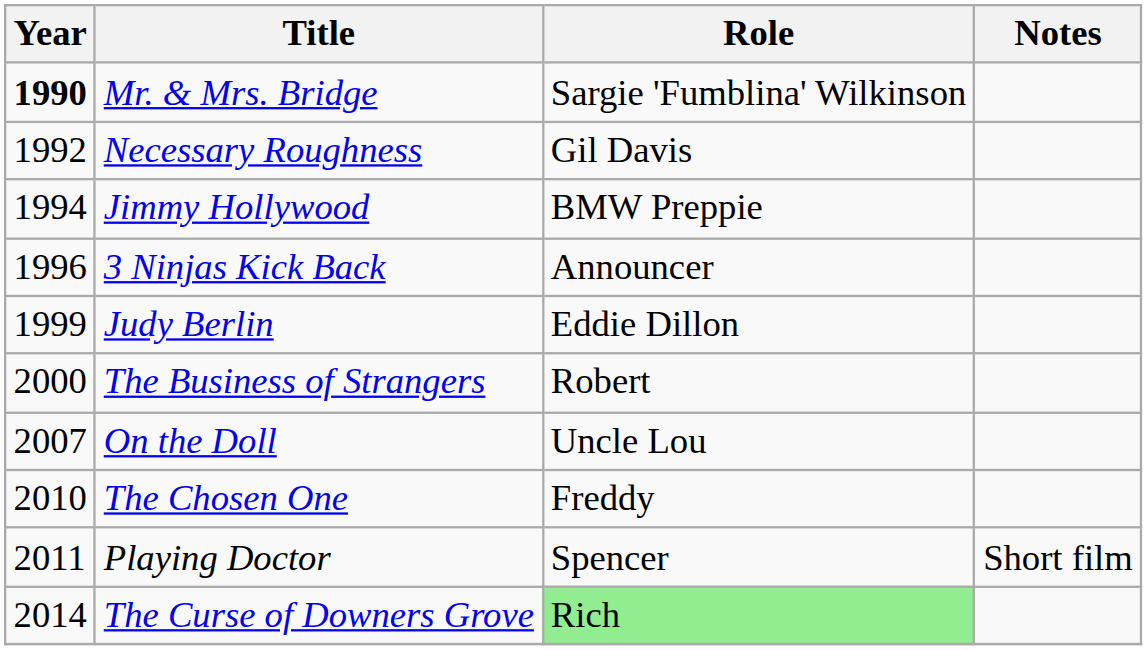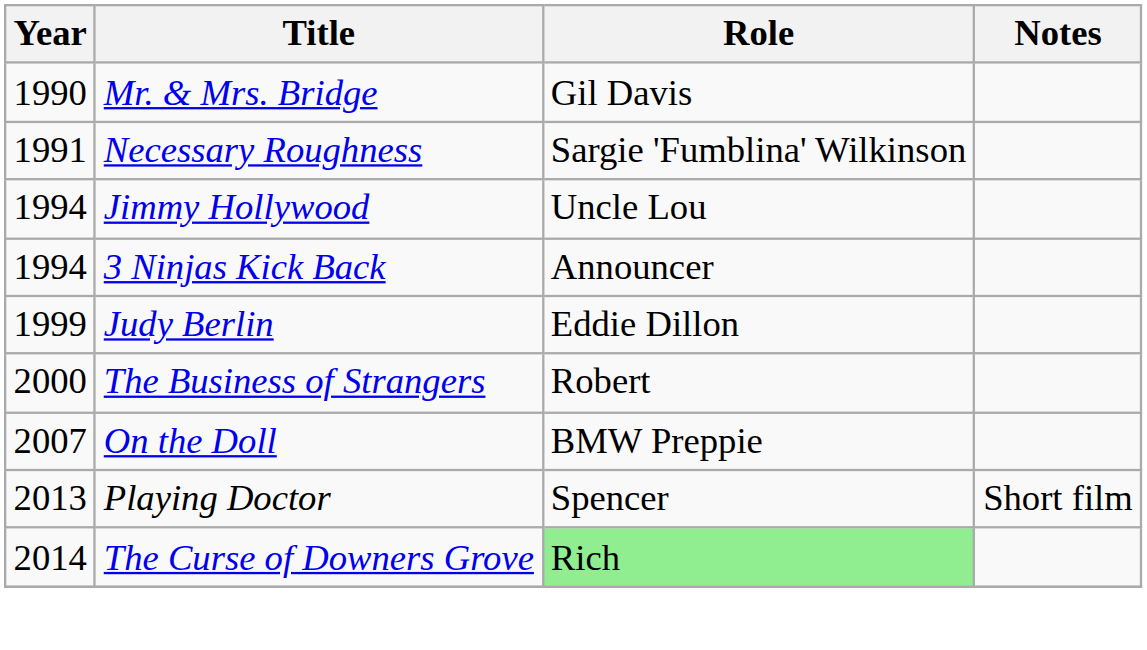(50, 91) bold -> (50, 91) normal
(759, 91) Sargie 'Fumblina' Wilkinson -> (622, 91) Gil Davis
(50, 149) 1992 -> (50, 149) 1991
(622, 149) Gil Davis -> (759, 149) Sargie 'Fumblina' Wilkinson
(657, 207) BMW Preppie -> (629, 207) Uncle Lou
(50, 265) 1996 -> (50, 265) 1994
(629, 440) Uncle Lou -> (657, 440) BMW Preppie
- row: (226, 498)
(50, 556) 2011 -> (50, 498) 2013
